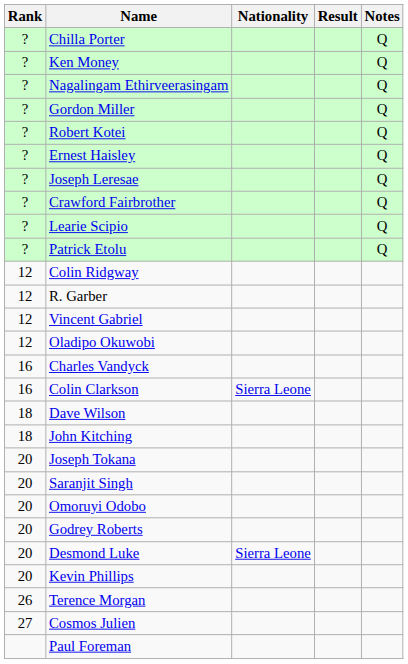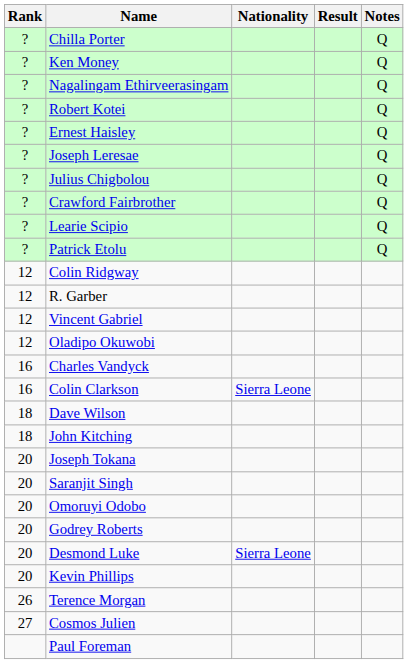- row: (92, 109)
+ row: (99, 179)
